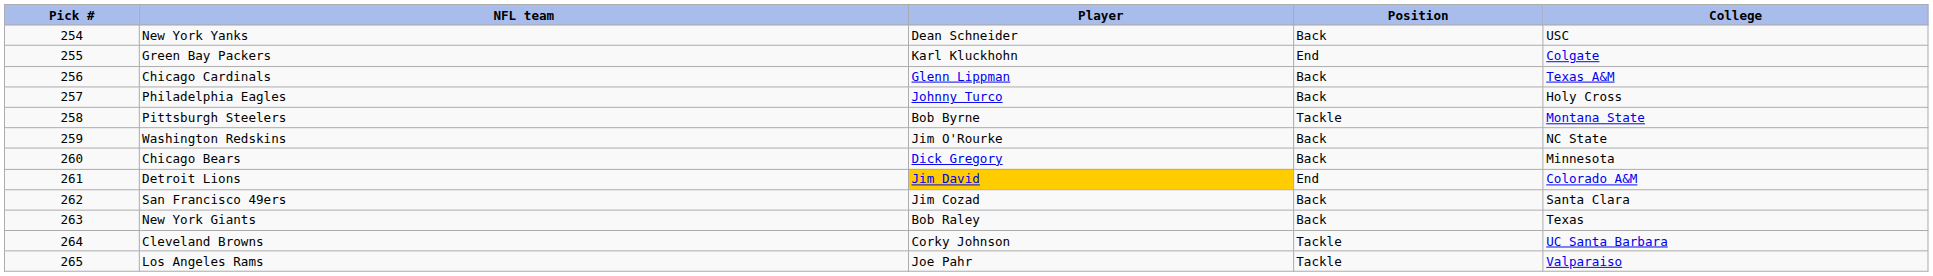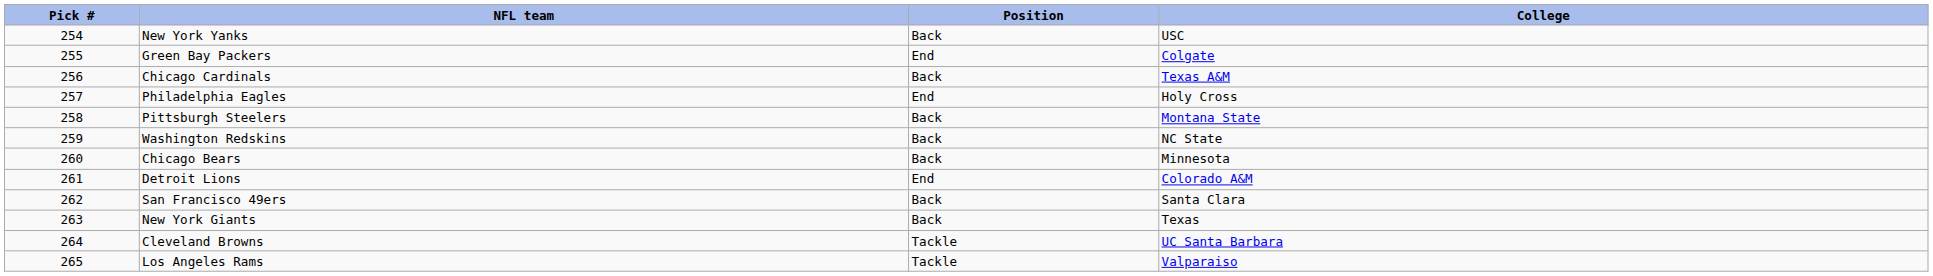- column: (1101, 15)
(1311, 97) Back -> (923, 97) End
(1319, 118) Tackle -> (927, 118) Back
